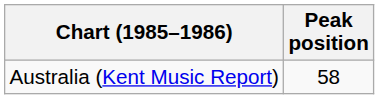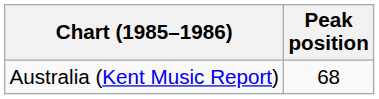(329, 76) 58 -> (329, 76) 68
